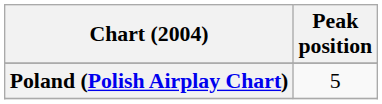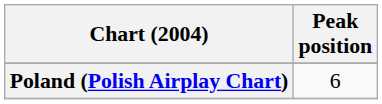(335, 80) 5 -> (335, 80) 6
